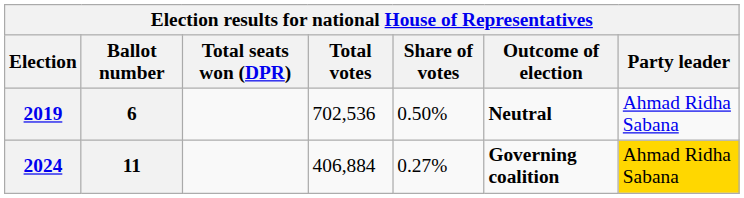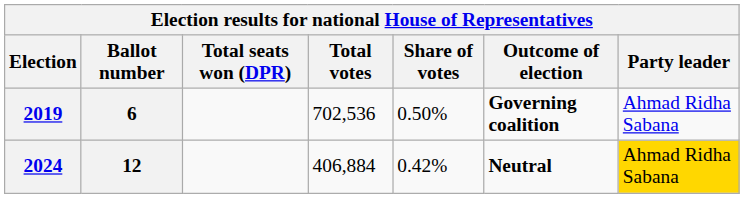(520, 113) Neutral -> (532, 113) Governing coalition
(132, 166) 11 -> (132, 166) 12
(422, 166) 0.27% -> (422, 166) 0.42%
(532, 166) Governing coalition -> (520, 166) Neutral
